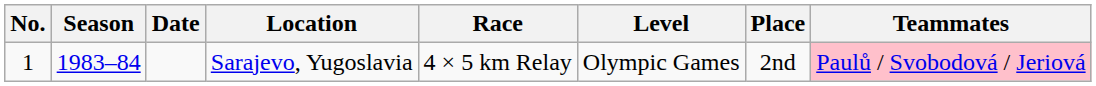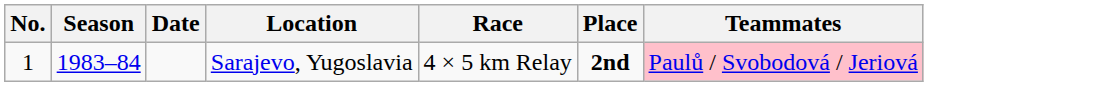- column: (661, 23)
(778, 61) normal -> (610, 61) bold
